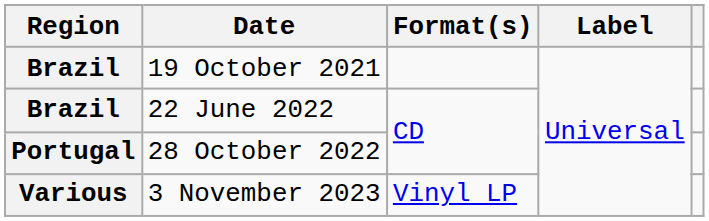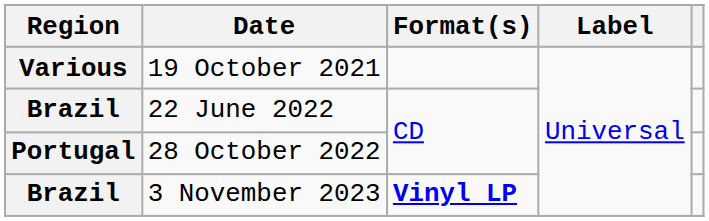(73, 68) Brazil -> (73, 68) Various
(73, 195) Various -> (73, 195) Brazil
(455, 195) normal -> (455, 195) bold
